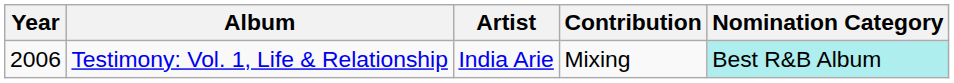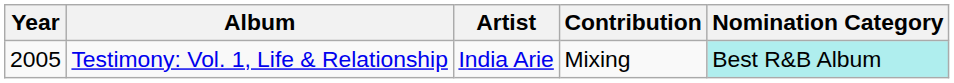(35, 58) 2006 -> (35, 58) 2005
